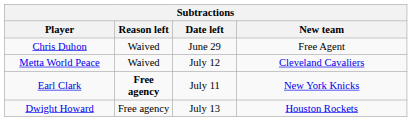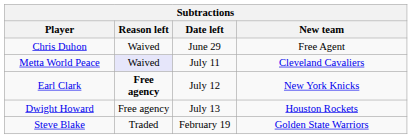(144, 63) no background -> (144, 63) lavender background
(205, 63) July 12 -> (205, 63) July 11
(205, 85) July 11 -> (205, 85) July 12
+ row: (60, 125)
